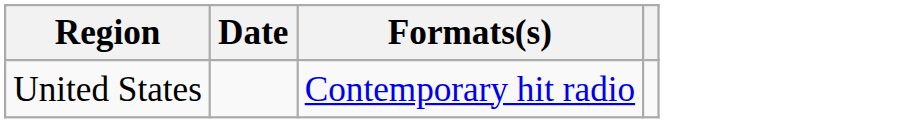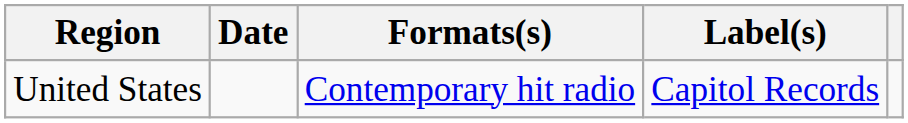+ column: (765, 32)
